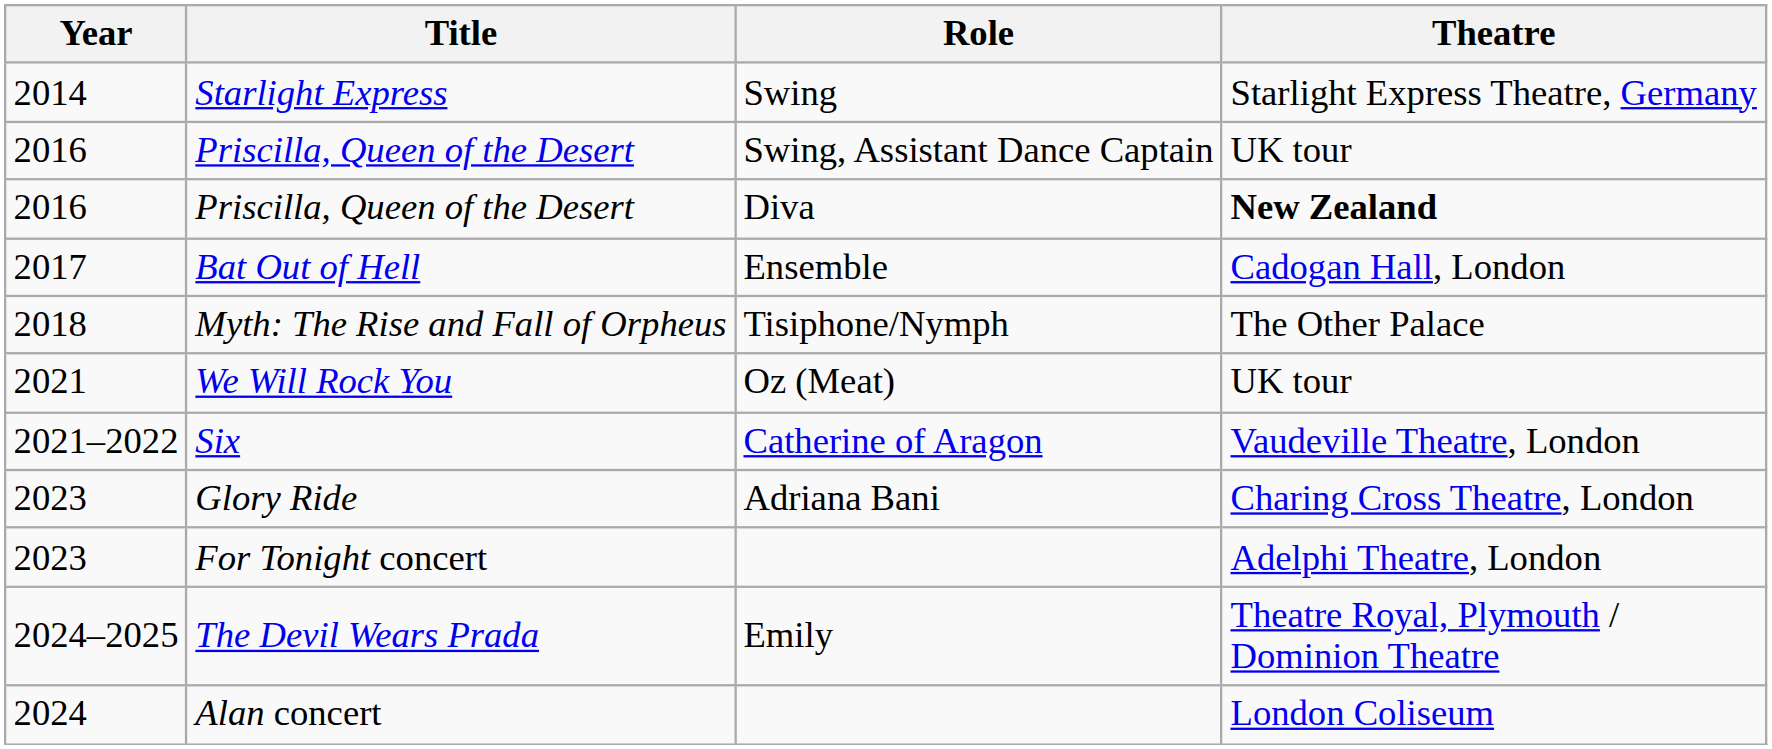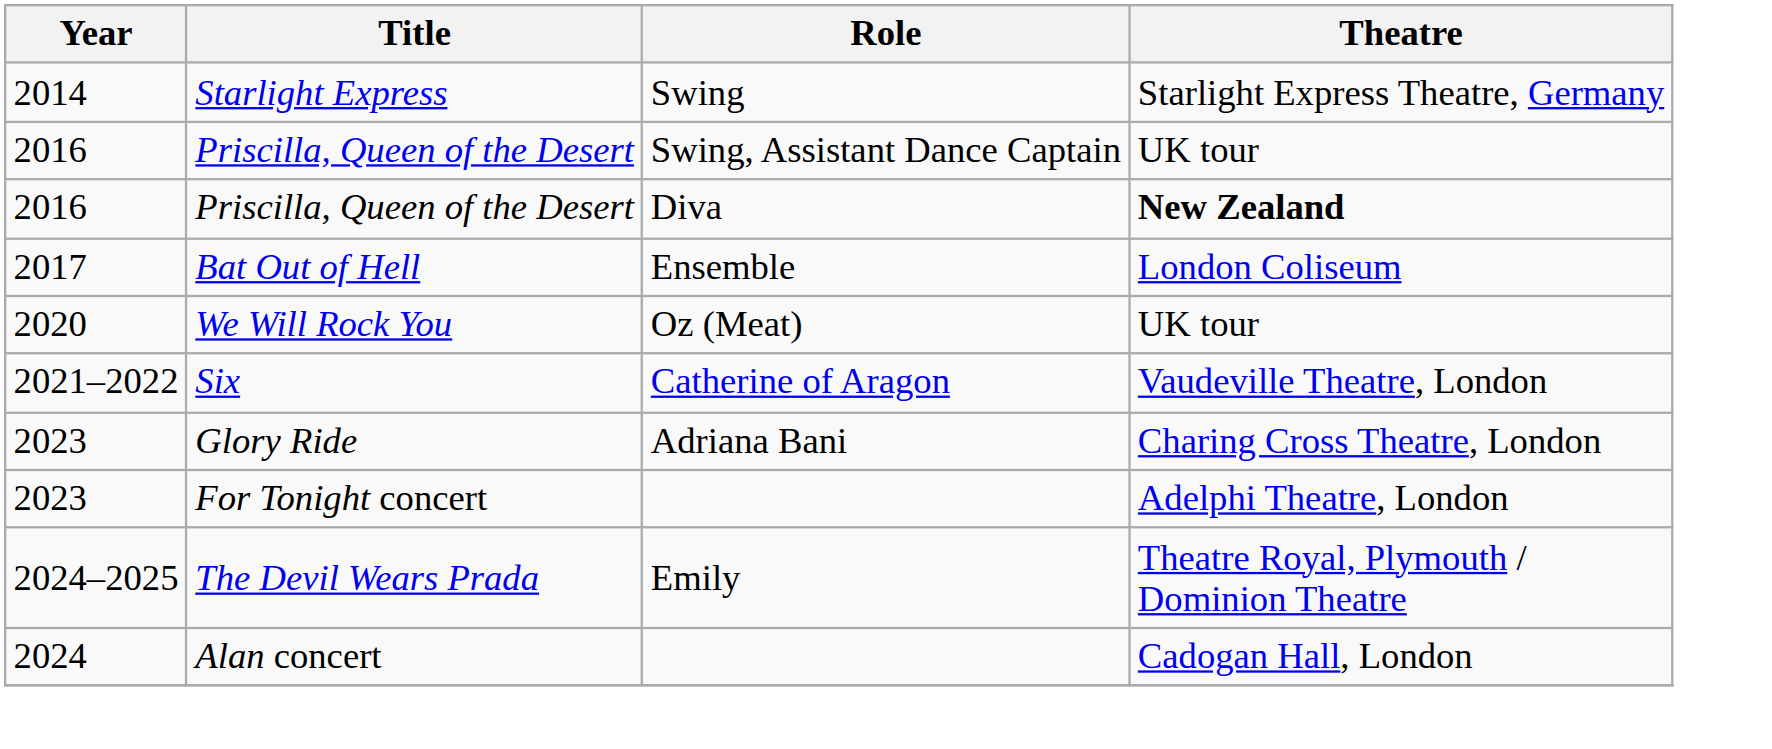(1398, 265) Cadogan Hall, London -> (1270, 265) London Coliseum
- row: (461, 324)
(50, 382) 2021 -> (50, 324) 2020
(1362, 713) London Coliseum -> (1305, 655) Cadogan Hall, London
